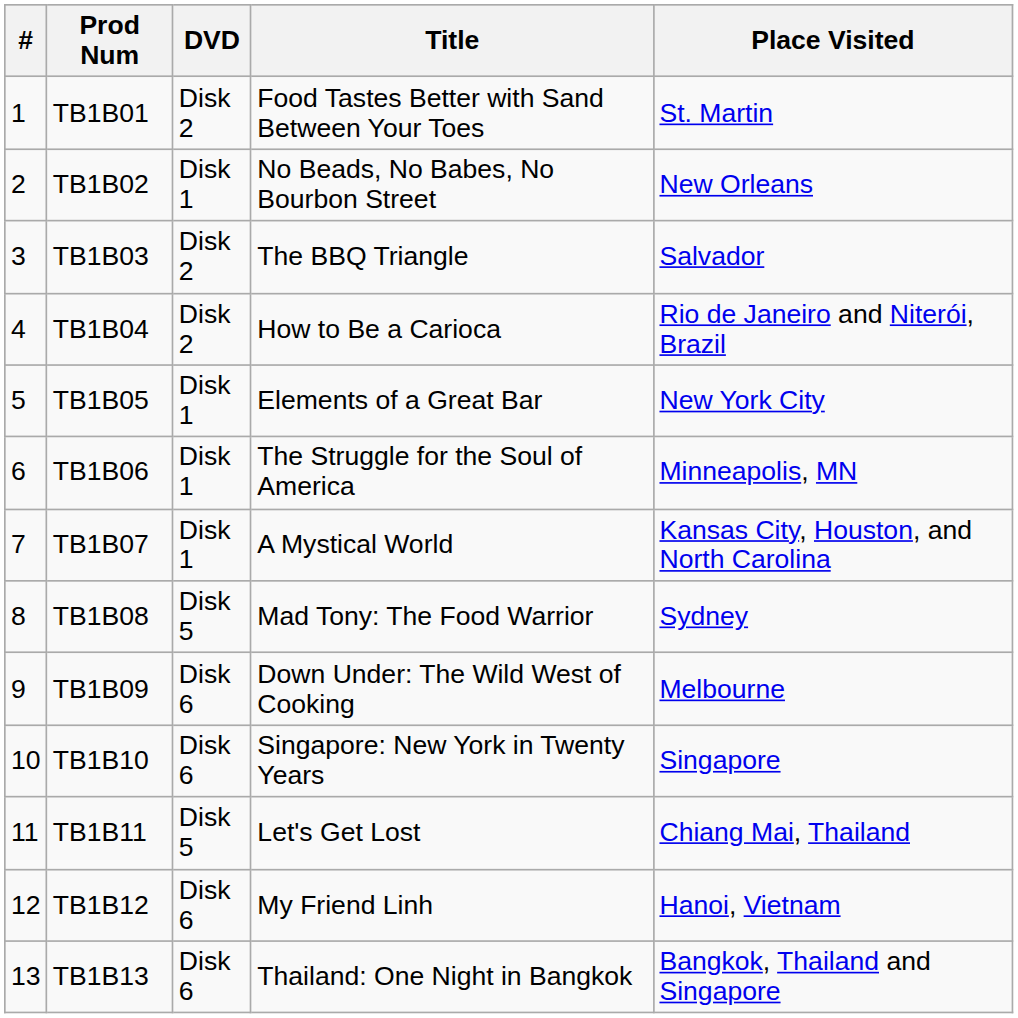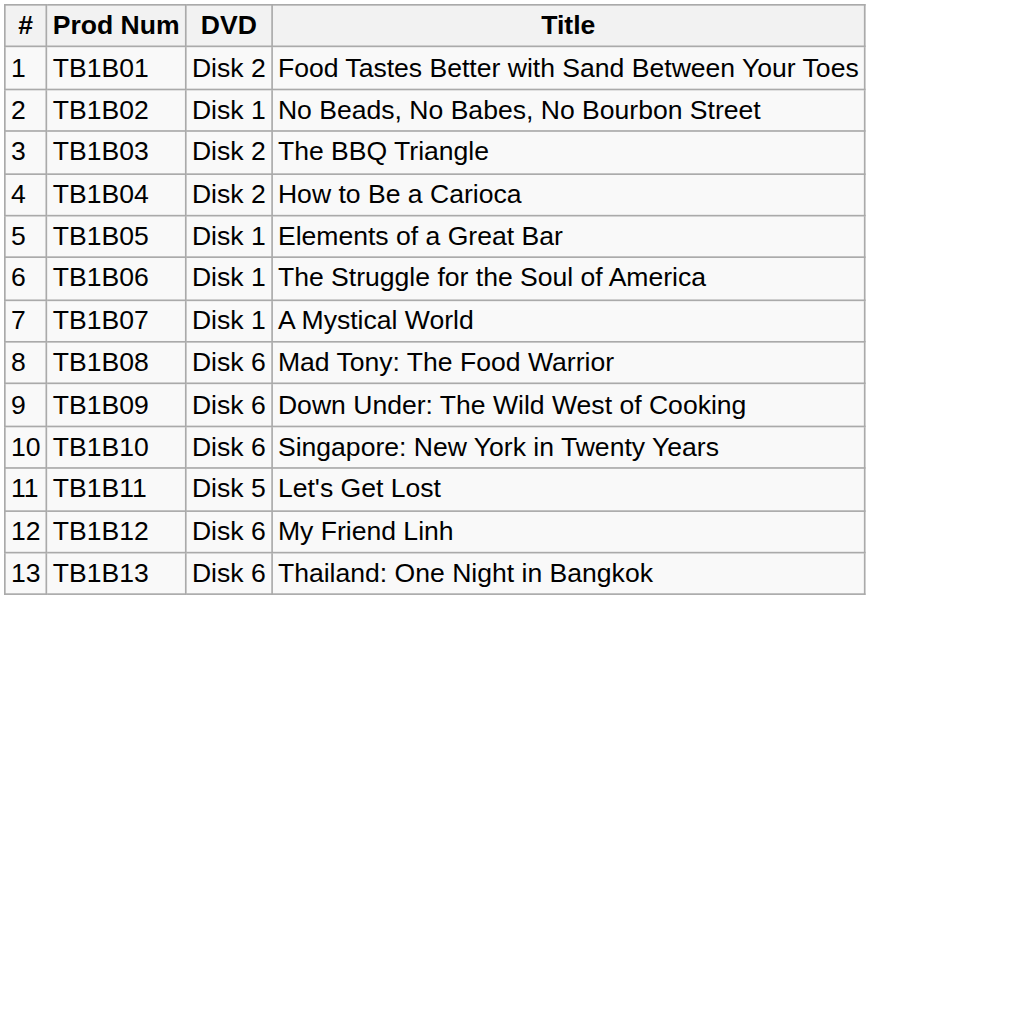- column: (833, 40)
(205, 616) Disk 5 -> (229, 362) Disk 6
